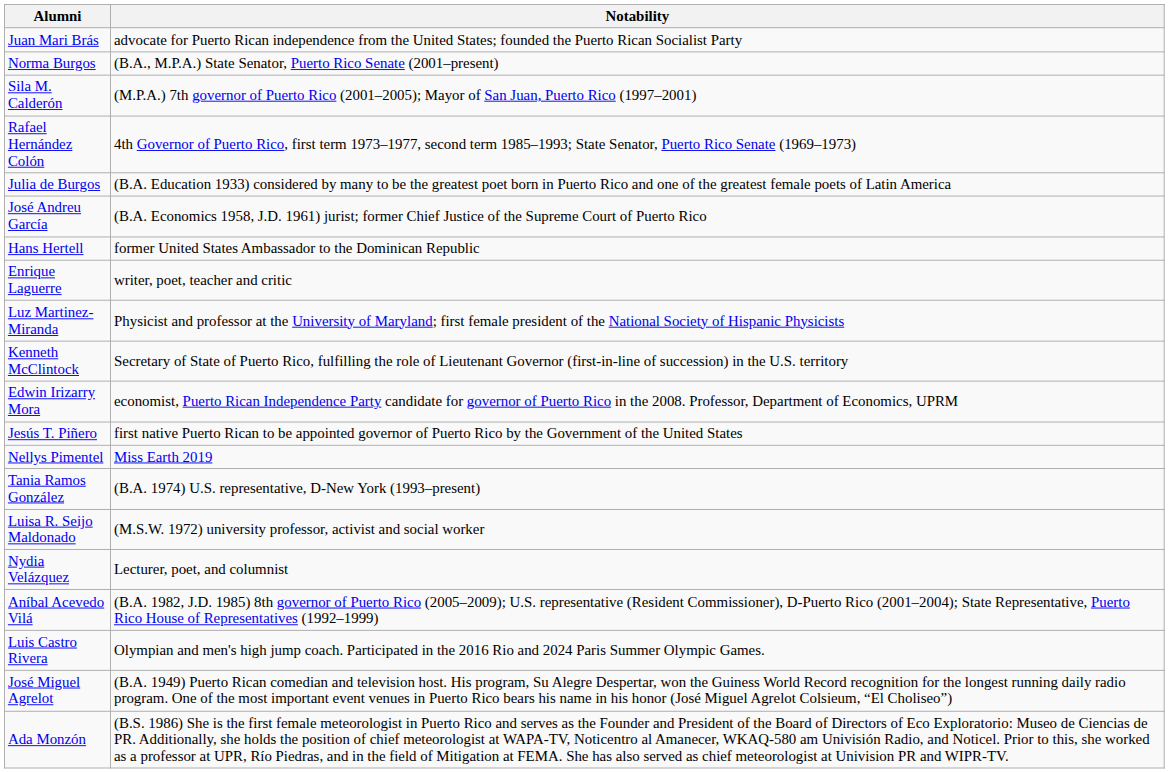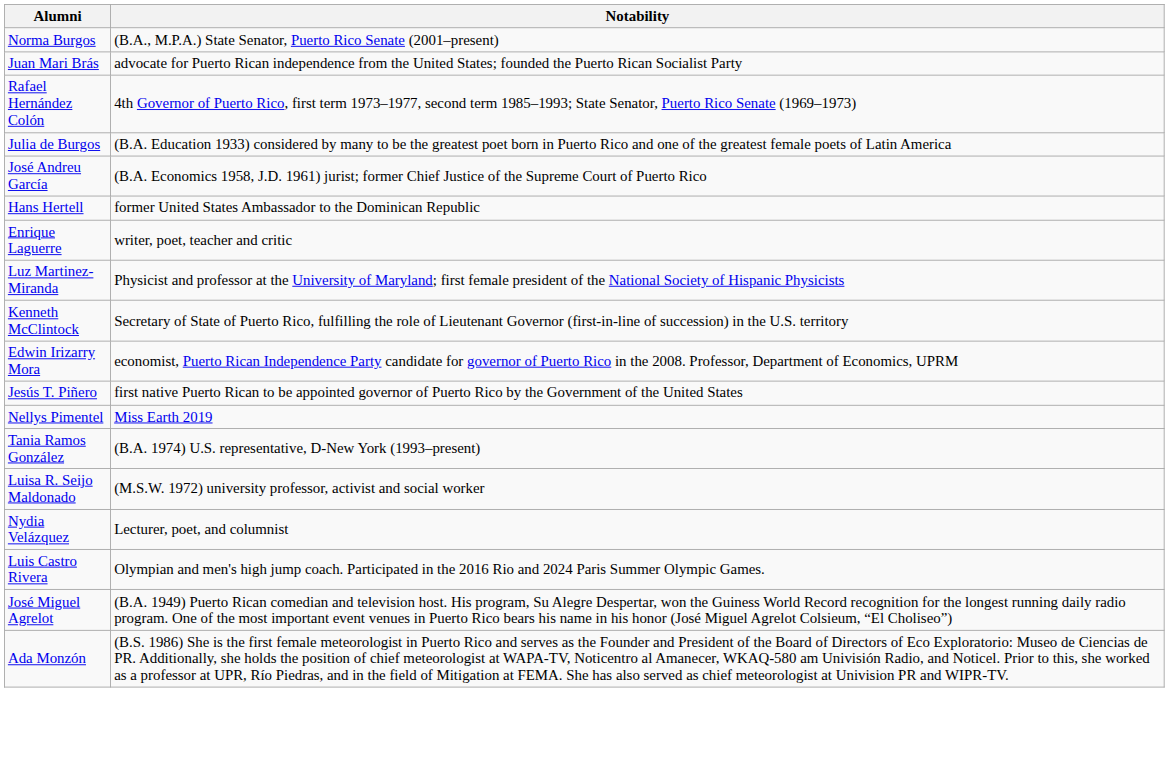rows swapped: (53, 39) <-> (52, 63)
- row: (35, 95)
- row: (56, 609)
